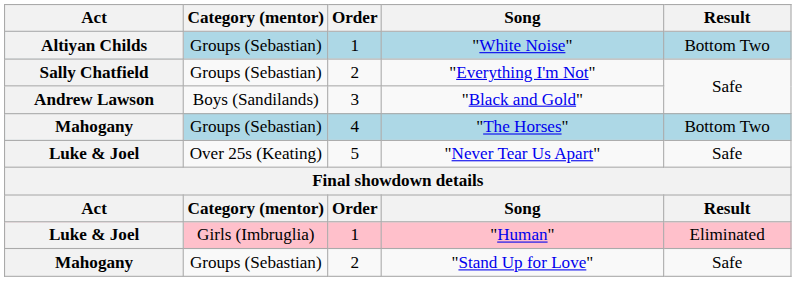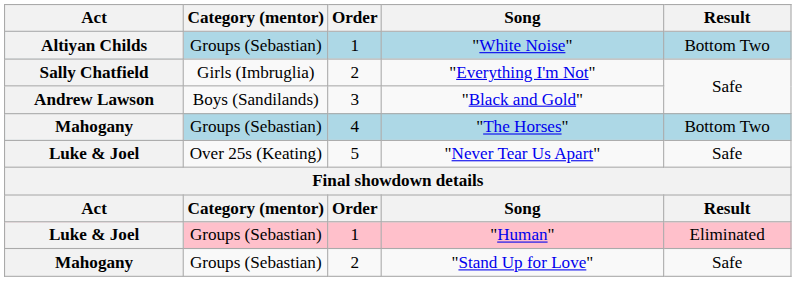(256, 72) Groups (Sebastian) -> (256, 72) Girls (Imbruglia)
(256, 235) Girls (Imbruglia) -> (256, 235) Groups (Sebastian)
